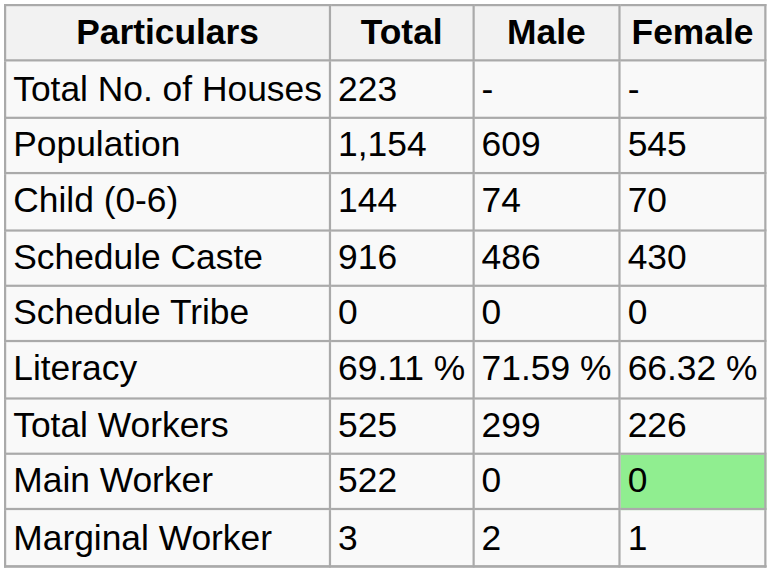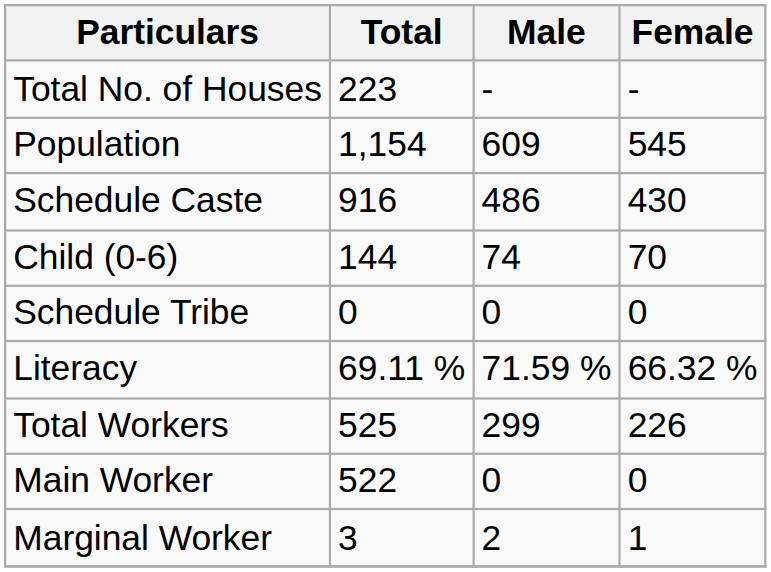rows swapped: (96, 200) <-> (138, 256)
(637, 481) lightgreen background -> (637, 481) no background
